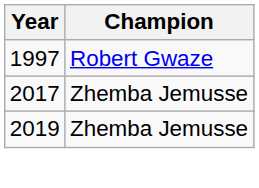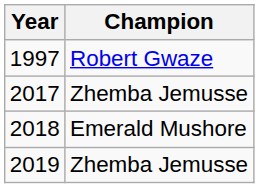+ row: (35, 128)
